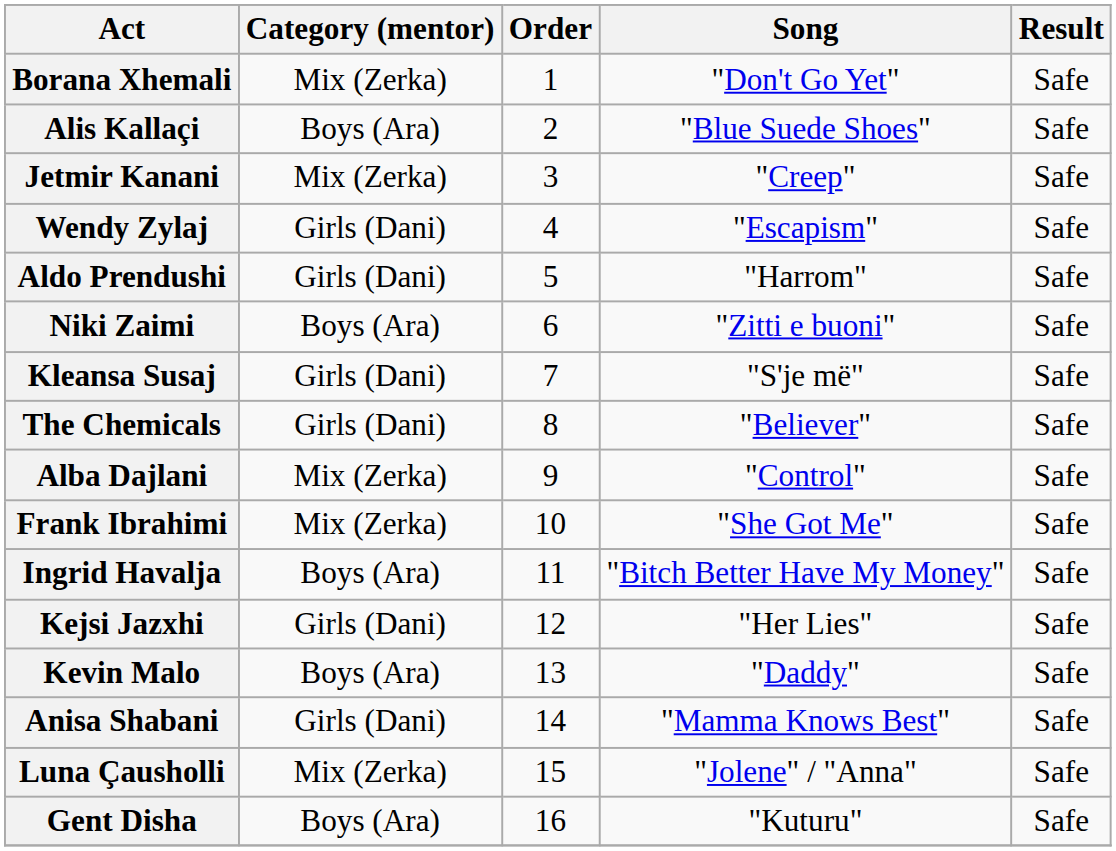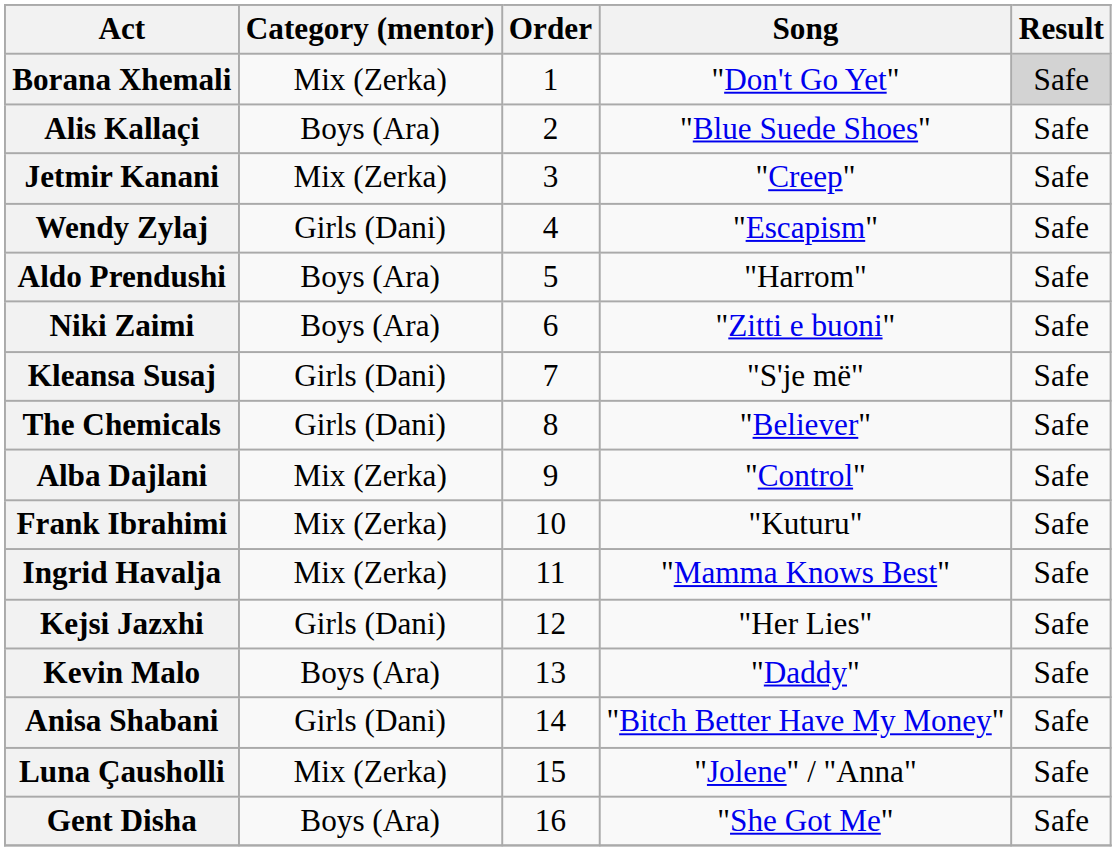(1061, 78) no background -> (1061, 78) lightgrey background
(370, 276) Girls (Dani) -> (370, 276) Boys (Ara)
(805, 524) "She Got Me" -> (805, 524) "Kuturu"
(370, 573) Boys (Ara) -> (370, 573) Mix (Zerka)
(805, 573) "Bitch Better Have My Money" -> (805, 573) "Mamma Knows Best"
(805, 721) "Mamma Knows Best" -> (805, 721) "Bitch Better Have My Money"
(805, 820) "Kuturu" -> (805, 820) "She Got Me"
